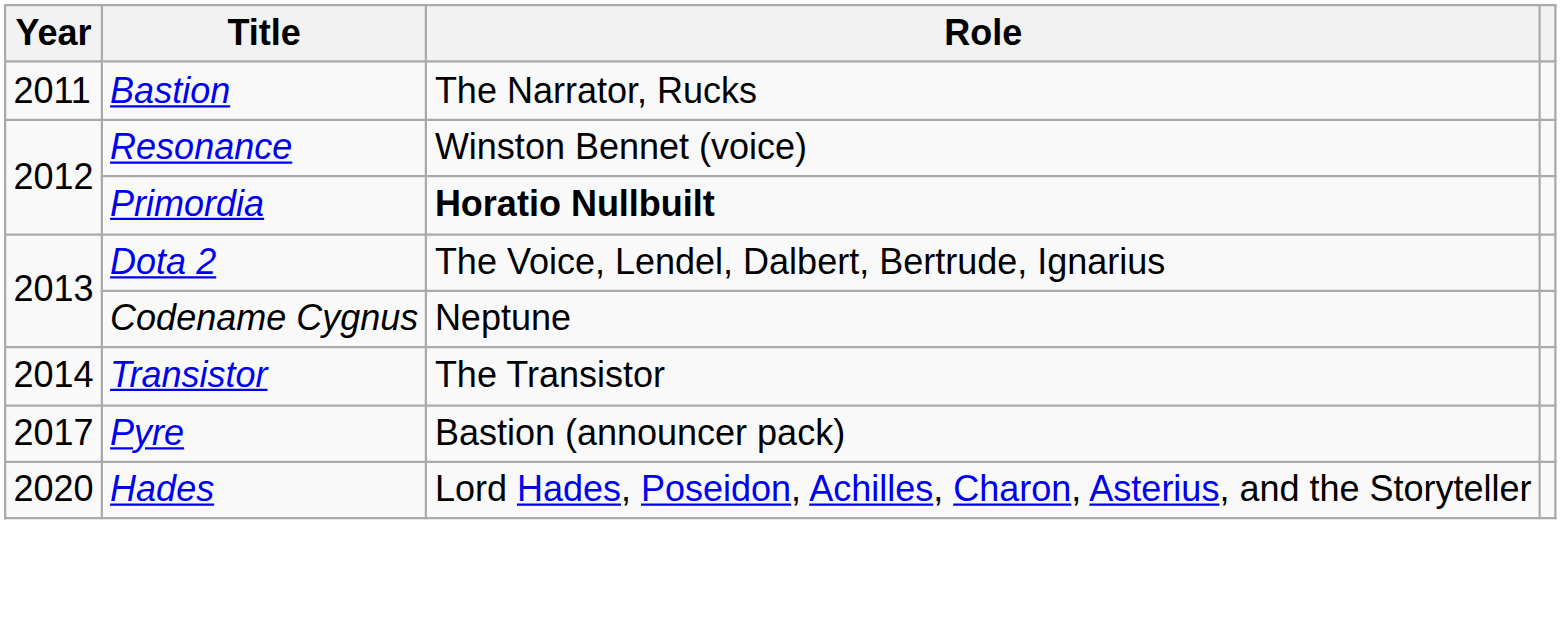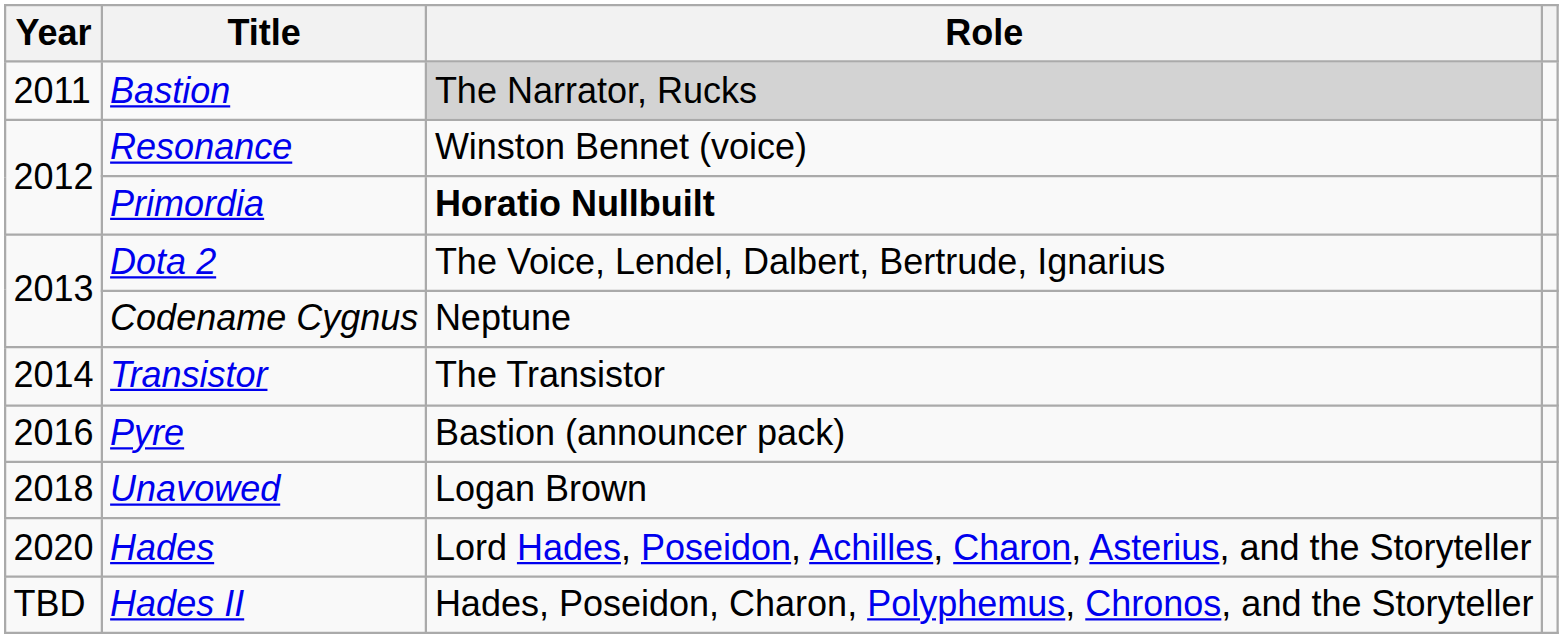(596, 90) no background -> (596, 90) lightgrey background
(53, 432) 2017 -> (53, 432) 2016
+ row: (195, 489)
+ row: (177, 603)
